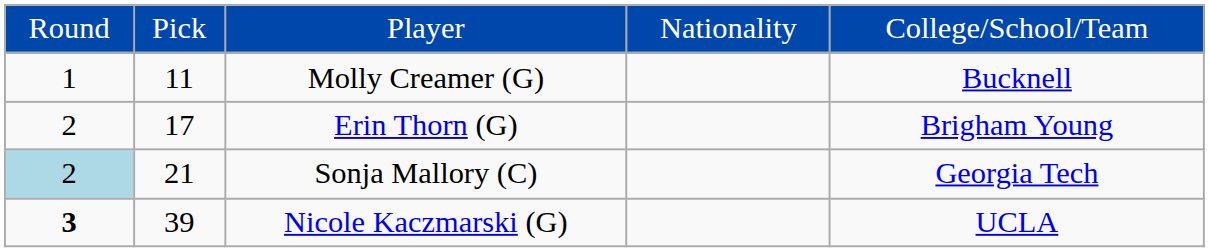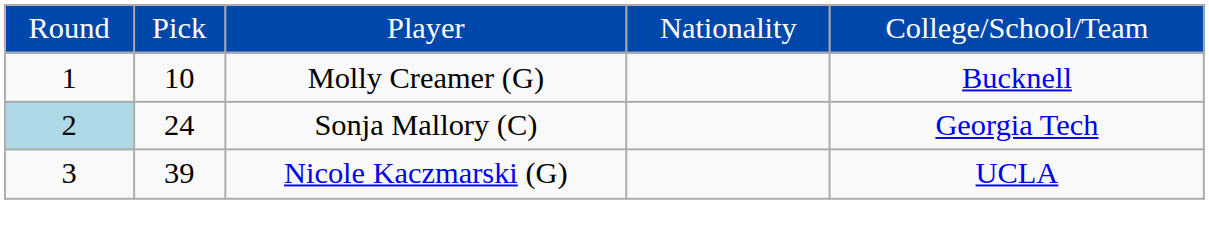(179, 76) 11 -> (179, 76) 10
- row: (426, 125)
(179, 173) 21 -> (179, 125) 24
(69, 221) bold -> (69, 173) normal
